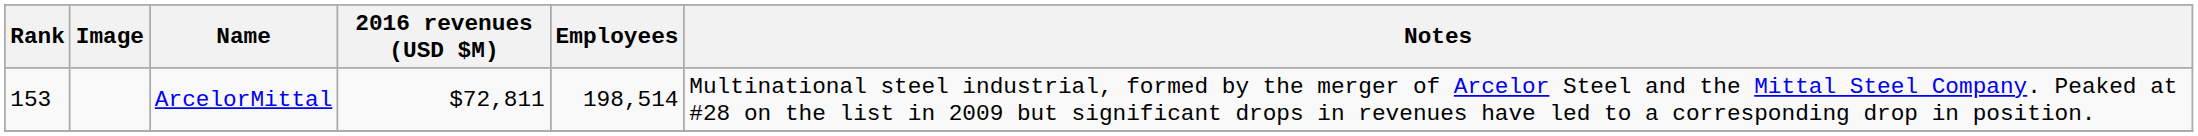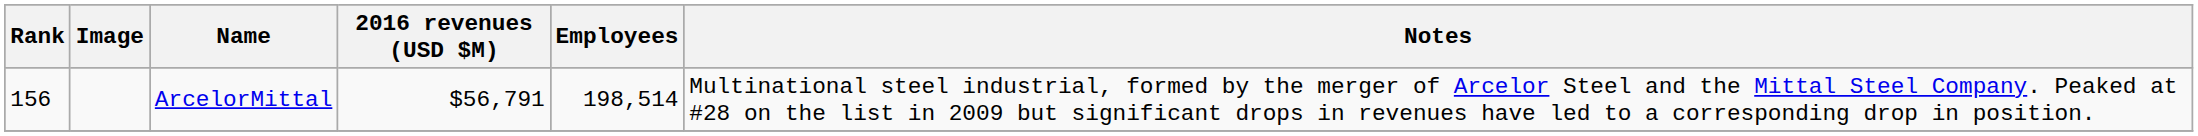(31, 100) 153 -> (31, 100) 156
(497, 100) $72,811 -> (497, 100) $56,791
